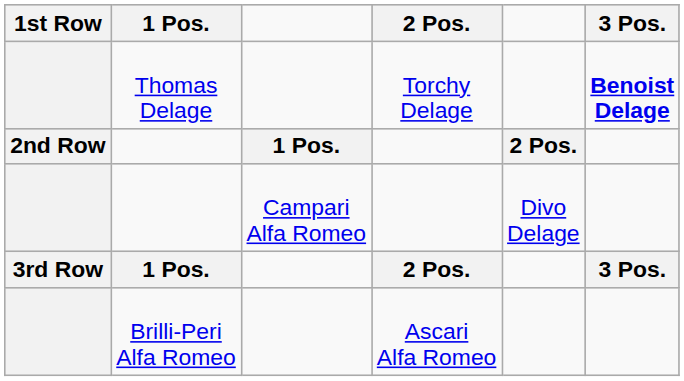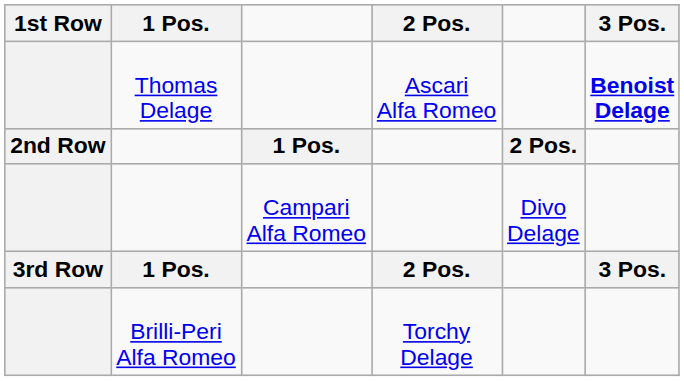(437, 98) Torchy Delage -> (437, 98) Ascari Alfa Romeo
(437, 344) Ascari Alfa Romeo -> (437, 344) Torchy Delage
